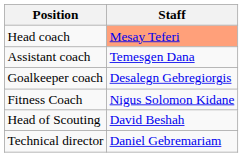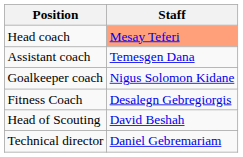(171, 78) Desalegn Gebregiorgis -> (172, 78) Nigus Solomon Kidane
(172, 99) Nigus Solomon Kidane -> (171, 99) Desalegn Gebregiorgis
